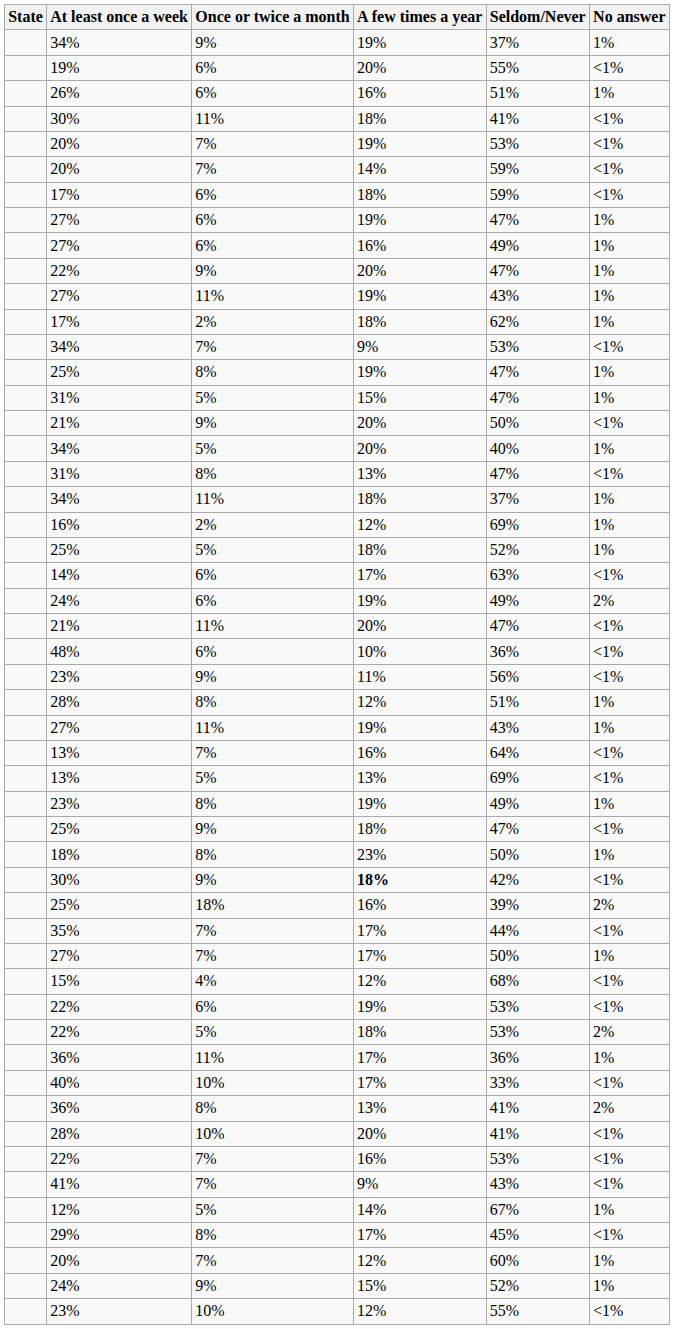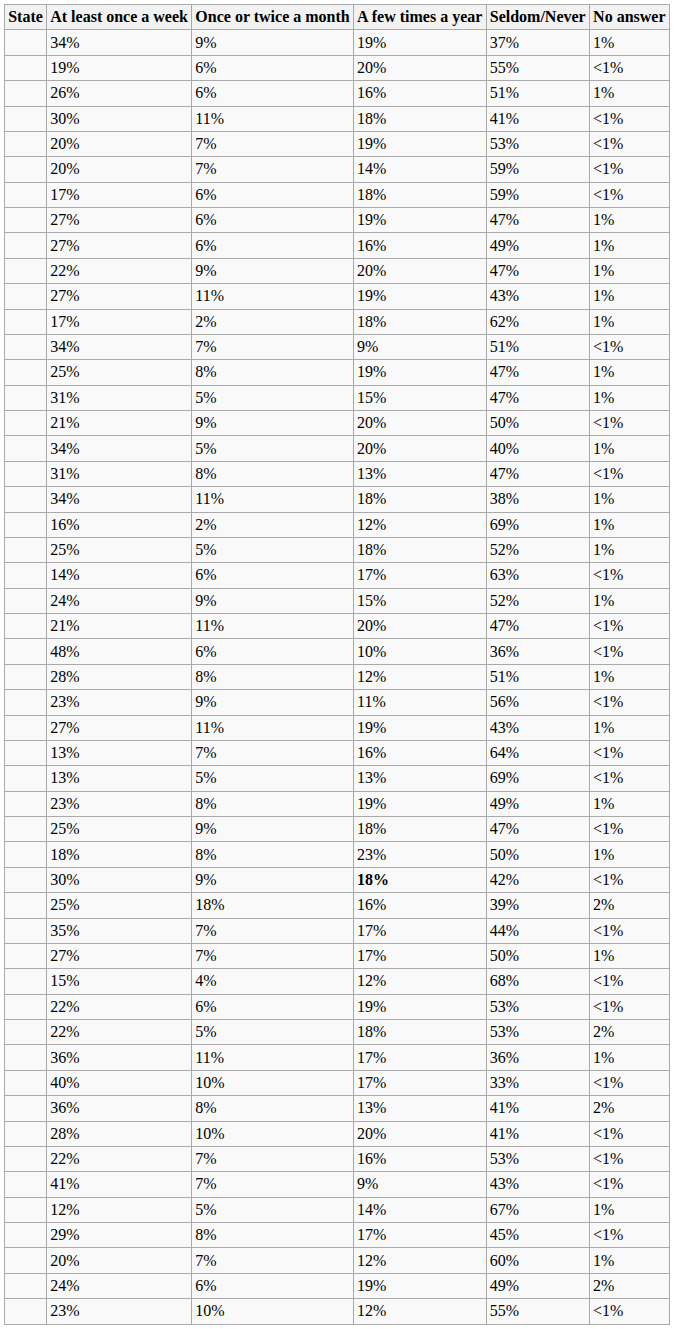(504, 347) 53% -> (504, 347) 51%
(504, 499) 37% -> (504, 499) 38%
rows swapped: (65, 1285) <-> (65, 600)
rows swapped: (65, 702) <-> (65, 676)
